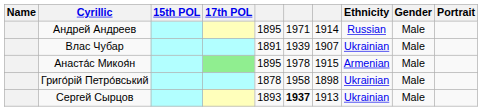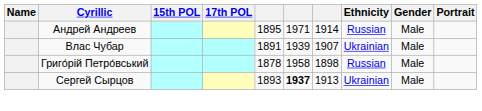- row: (95, 64)
(367, 81) Ukrainian -> (366, 64) Russian
